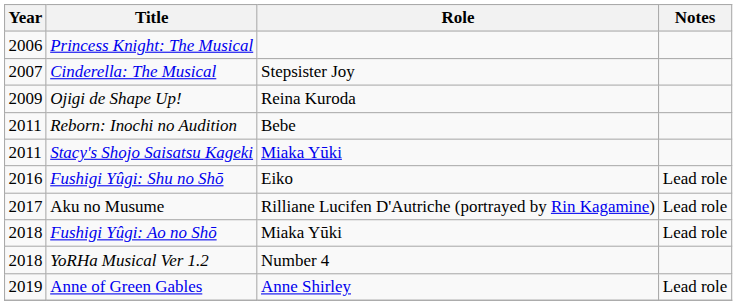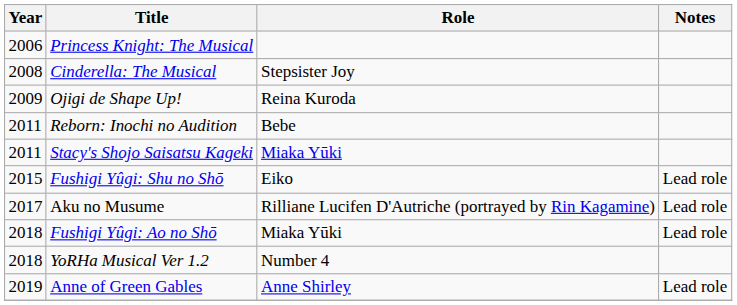(25, 71) 2007 -> (25, 71) 2008
(25, 179) 2016 -> (25, 179) 2015
